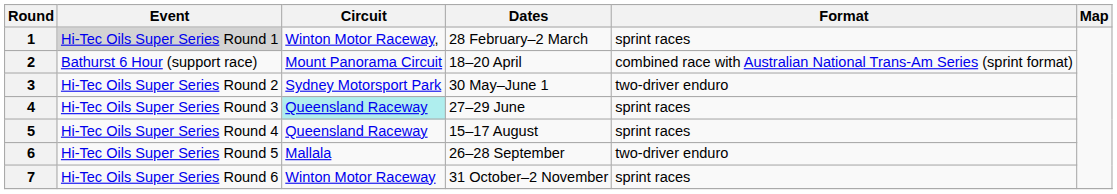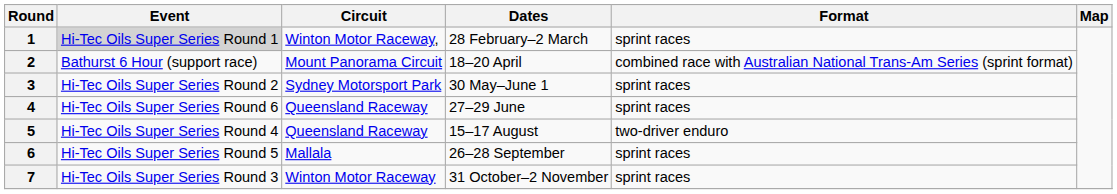(672, 84) two-driver enduro -> (653, 84) sprint races
(170, 107) Hi-Tec Oils Super Series Round 3 -> (170, 107) Hi-Tec Oils Super Series Round 6
(356, 107) paleturquoise background -> (356, 107) no background
(653, 130) sprint races -> (672, 130) two-driver enduro
(672, 153) two-driver enduro -> (653, 153) sprint races
(170, 176) Hi-Tec Oils Super Series Round 6 -> (170, 176) Hi-Tec Oils Super Series Round 3
